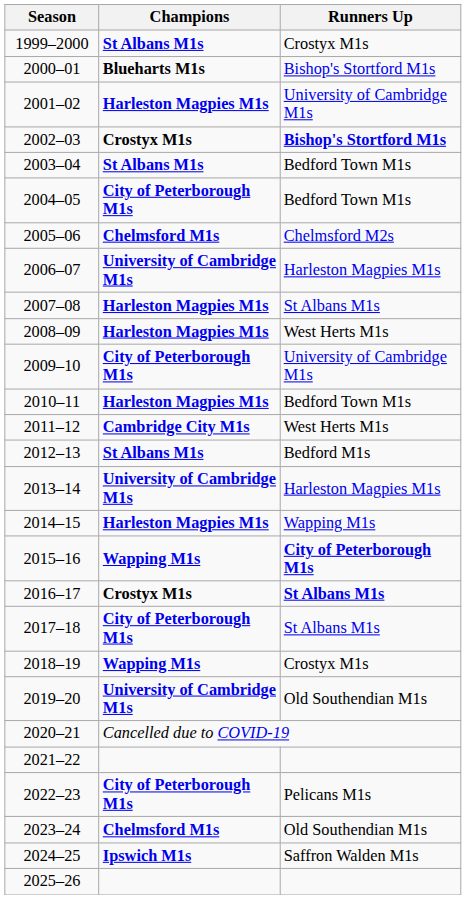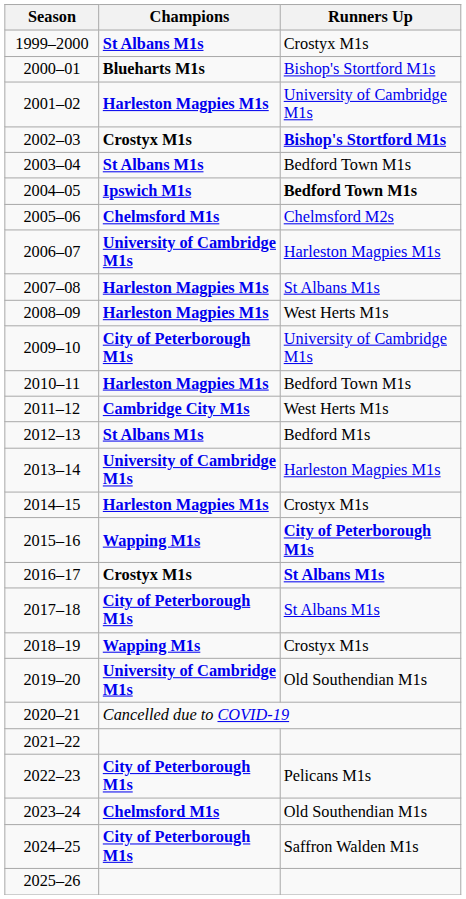(177, 200) City of Peterborough M1s -> (147, 191) Ipswich M1s
(347, 200) normal -> (350, 191) bold
(330, 523) Wapping M1s -> (326, 505) Crostyx M1s
(147, 855) Ipswich M1s -> (177, 846) City of Peterborough M1s
